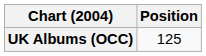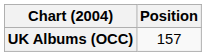(169, 39) 125 -> (169, 39) 157
